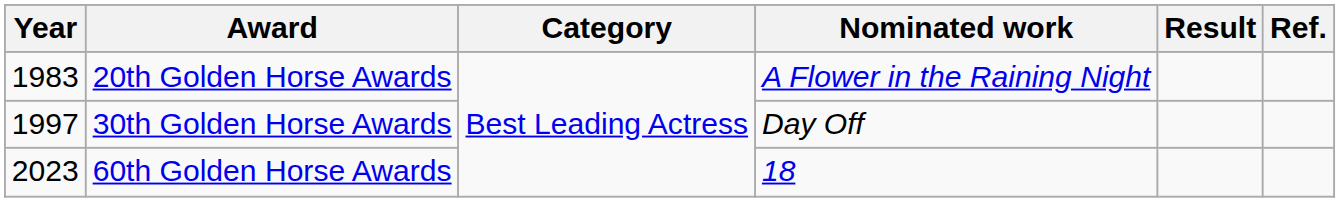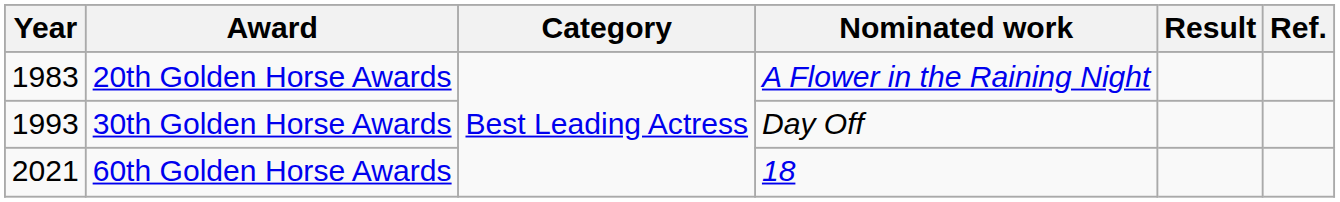(45, 123) 1997 -> (45, 123) 1993
(45, 171) 2023 -> (45, 171) 2021
